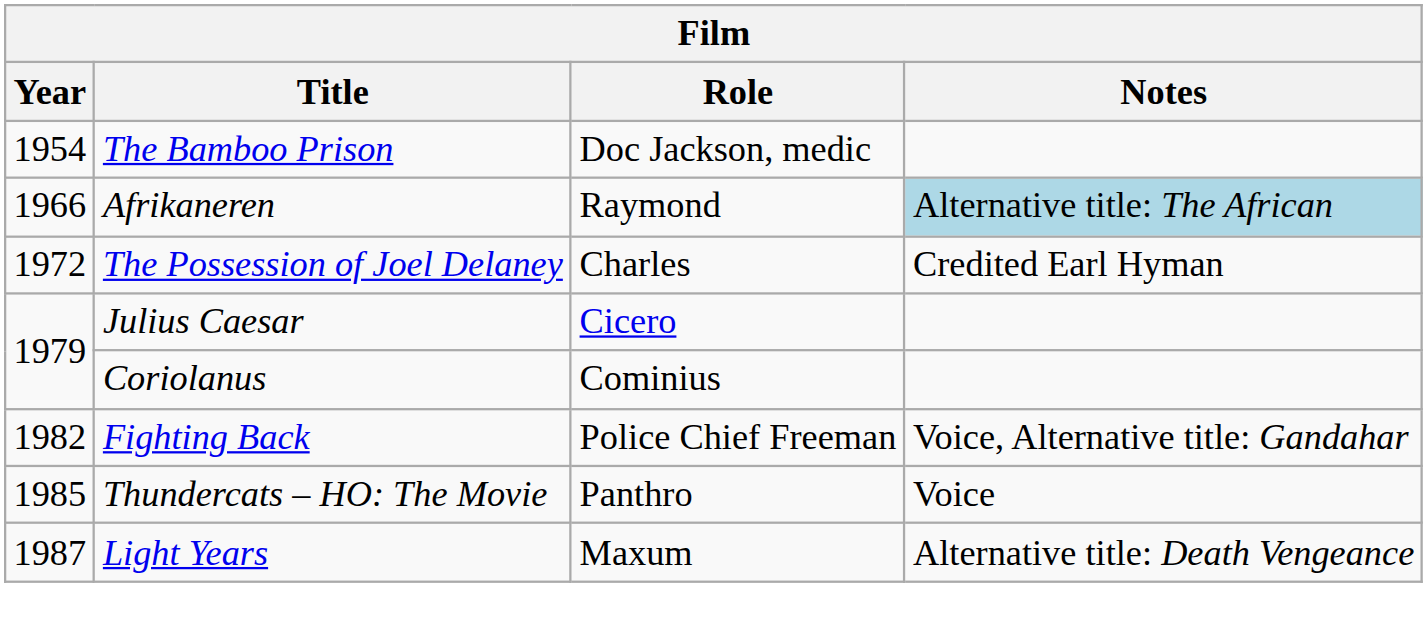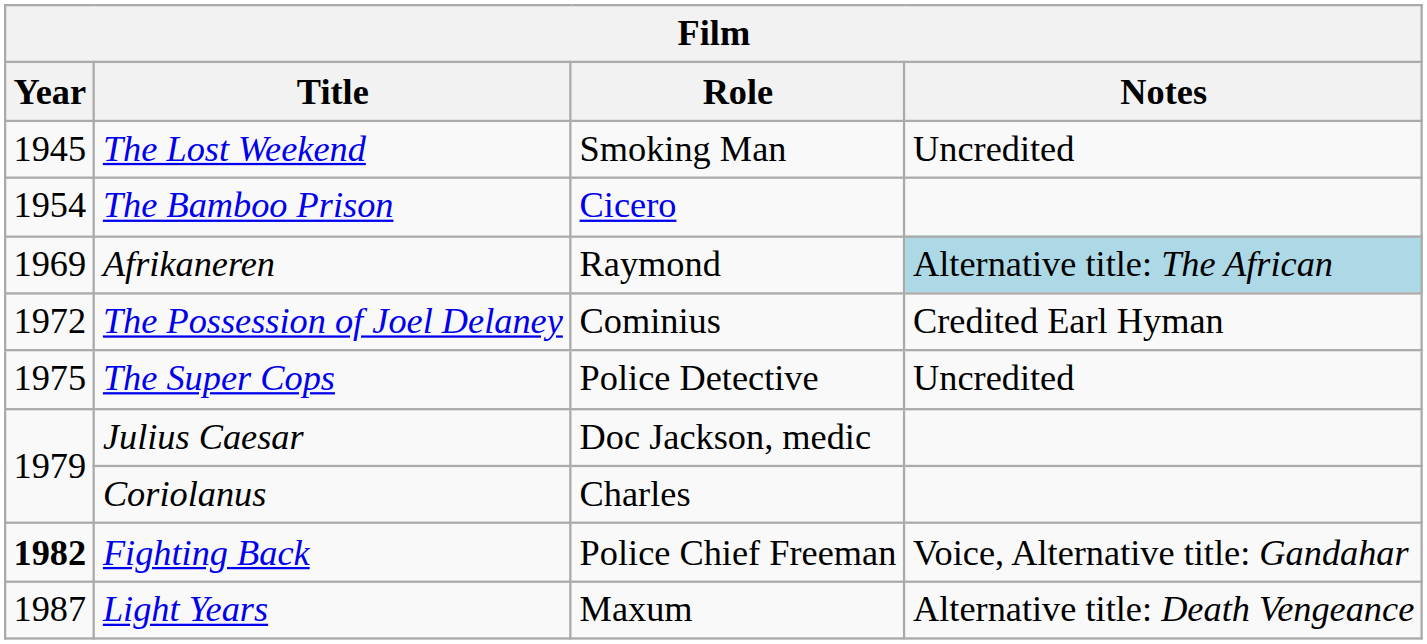+ row: (234, 148)
(725, 148) Doc Jackson, medic -> (628, 206) Cicero
(50, 206) 1966 -> (50, 263) 1969
(635, 263) Charles -> (650, 321) Cominius
+ row: (219, 378)
(628, 321) Cicero -> (725, 436) Doc Jackson, medic
(650, 378) Cominius -> (635, 494) Charles
(50, 436) normal -> (50, 551) bold
- row: (325, 494)
